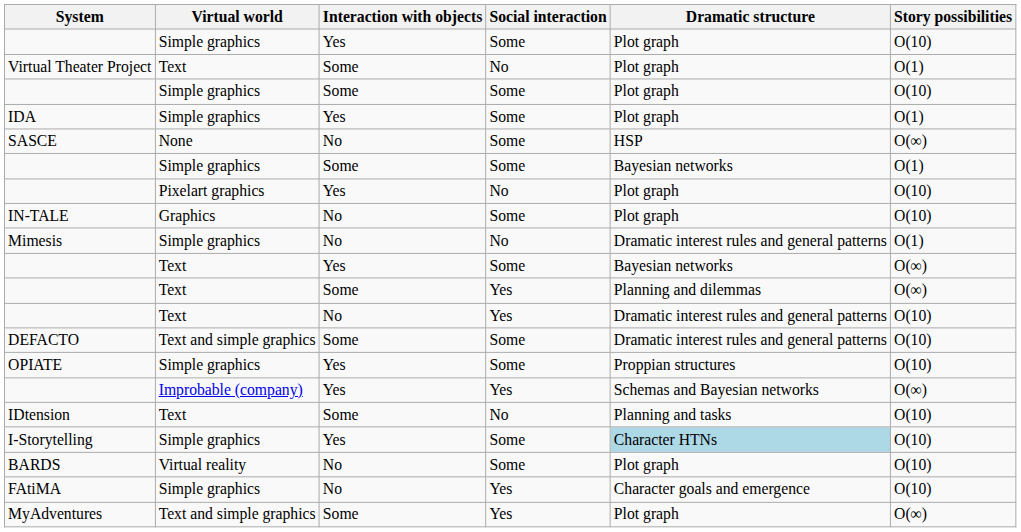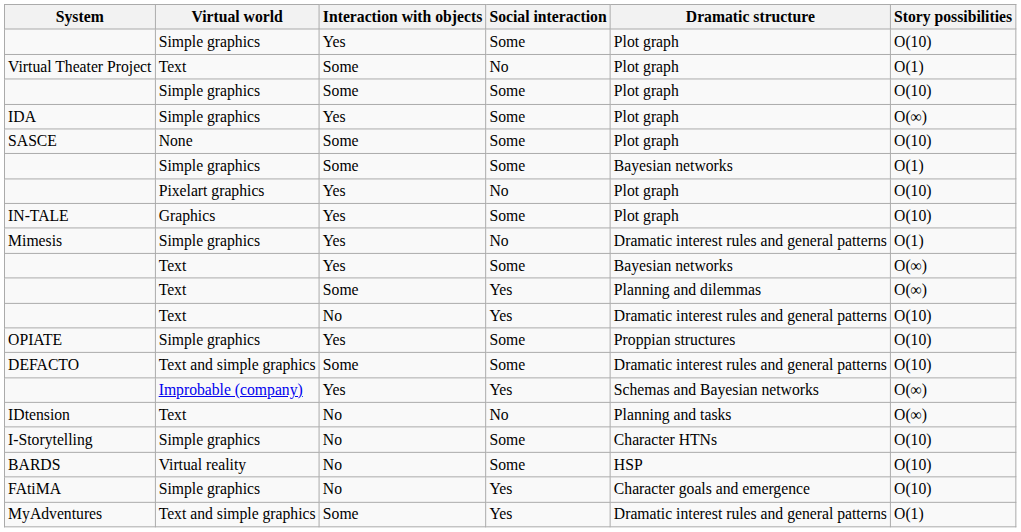(909, 116) O(1) -> (911, 116) O(∞)
(332, 141) No -> (341, 141) Some
(628, 141) HSP -> (646, 141) Plot graph
(911, 141) O(∞) -> (913, 141) O(10)
(332, 215) No -> (334, 215) Yes
(332, 240) No -> (334, 240) Yes
rows swapped: (44, 340) <-> (35, 365)
(341, 414) Some -> (332, 414) No
(913, 414) O(10) -> (911, 414) O(∞)
(334, 439) Yes -> (332, 439) No
(665, 439) lightblue background -> (665, 439) no background
(646, 464) Plot graph -> (628, 464) HSP
(646, 514) Plot graph -> (750, 514) Dramatic interest rules and general patterns
(911, 514) O(∞) -> (909, 514) O(1)
